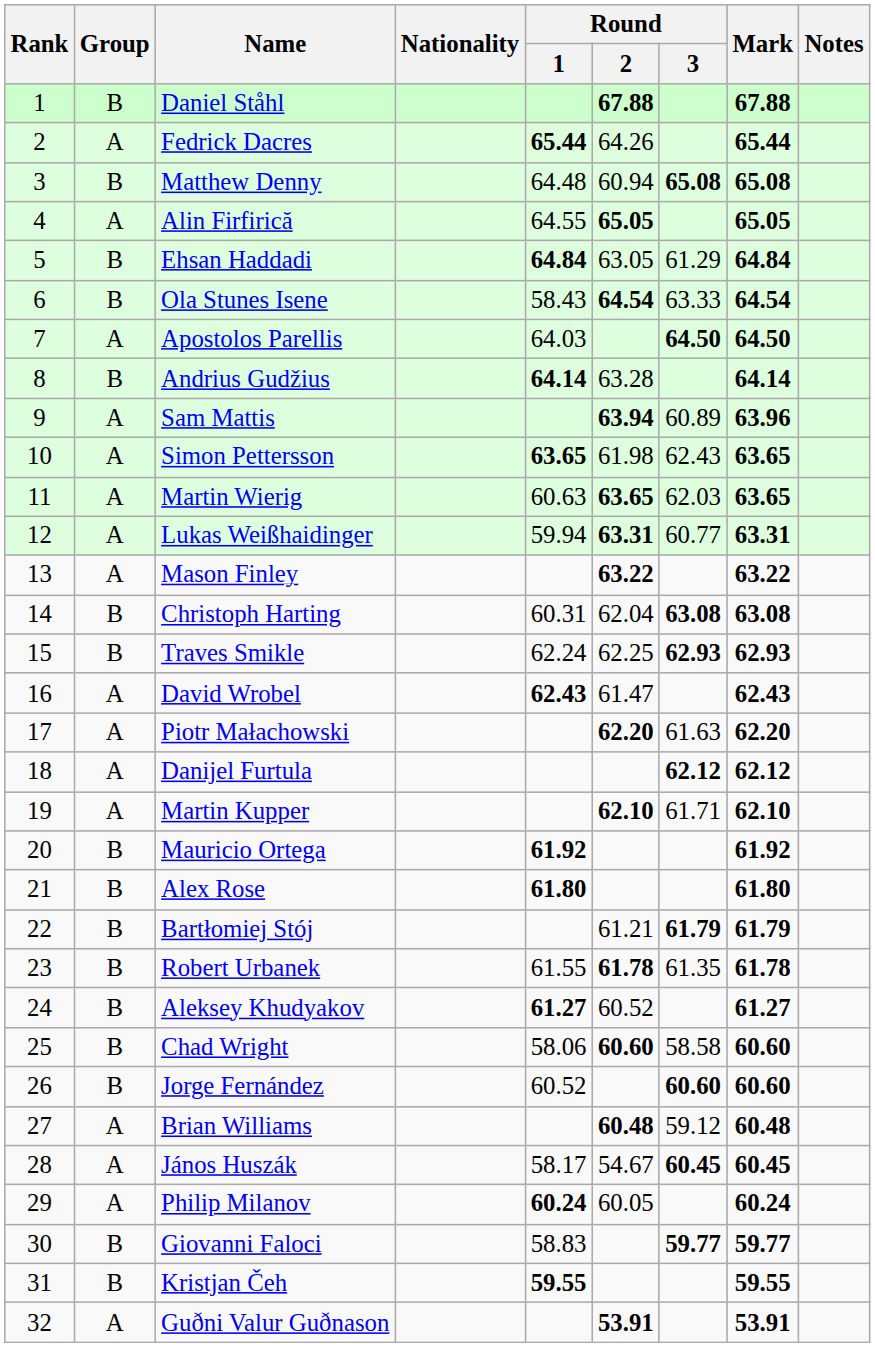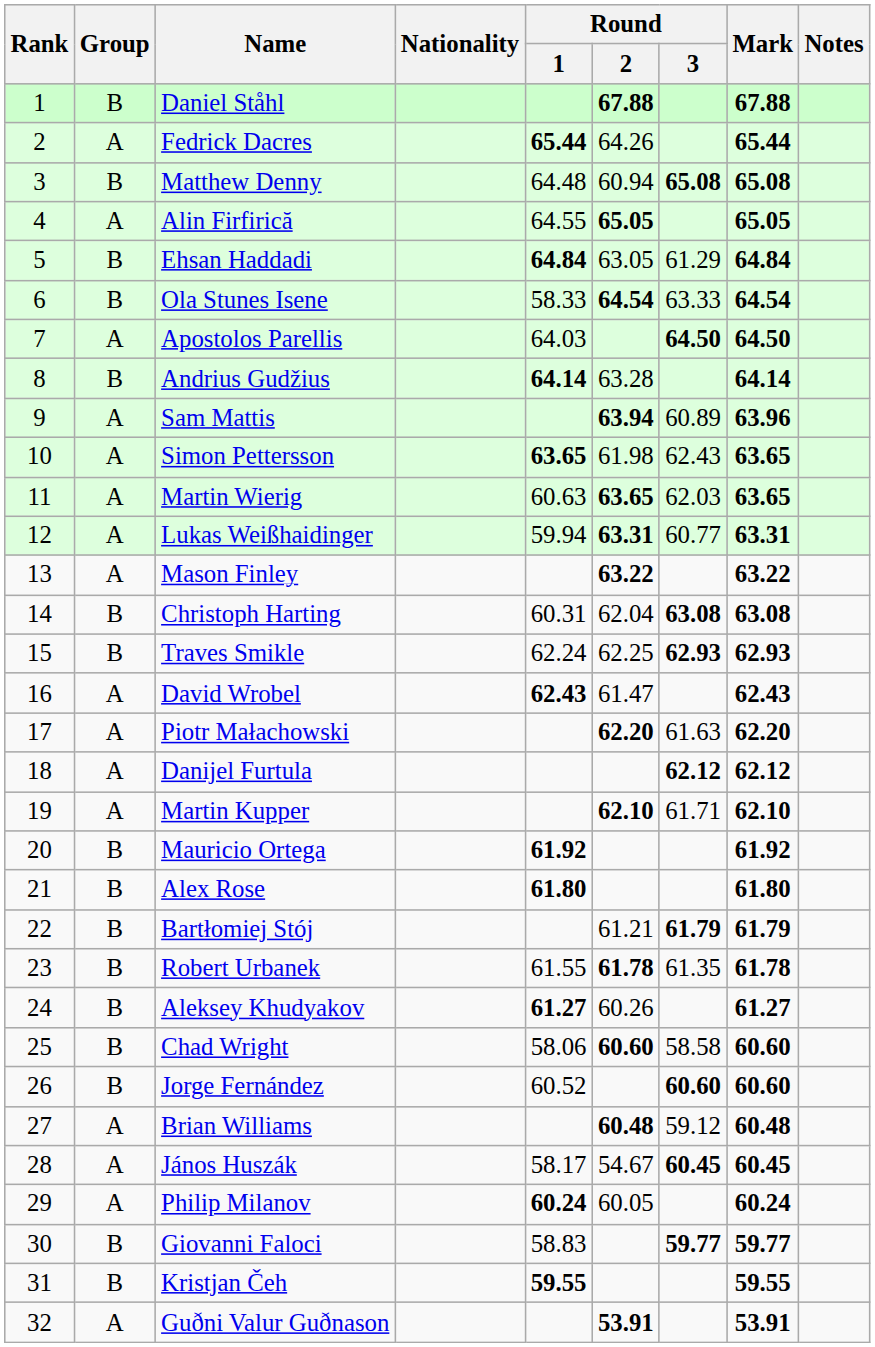(559, 299) 58.43 -> (559, 299) 58.33
(626, 1007) 60.52 -> (626, 1007) 60.26
